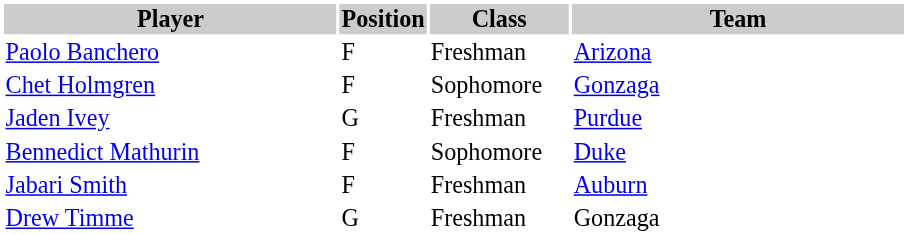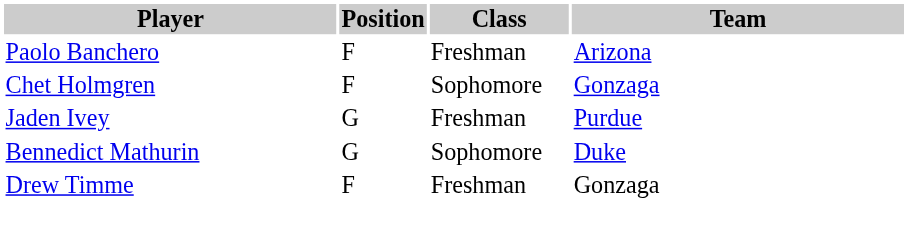(348, 151) F -> (350, 151) G
- row: (66, 184)
(350, 218) G -> (348, 184) F
